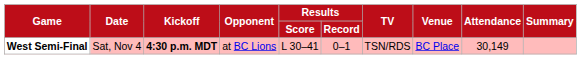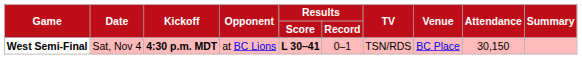(300, 46) normal -> (300, 46) bold
(493, 46) 30,149 -> (493, 46) 30,150
